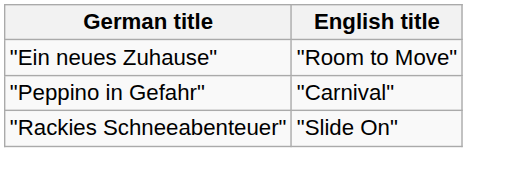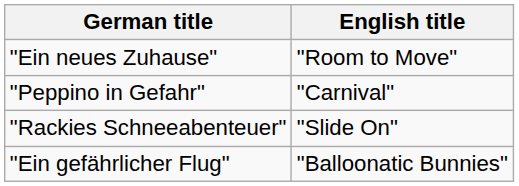+ row: (120, 163)
